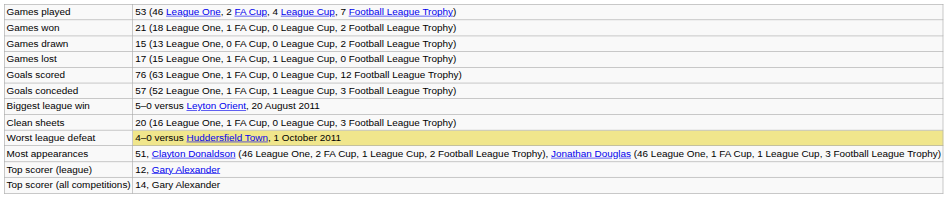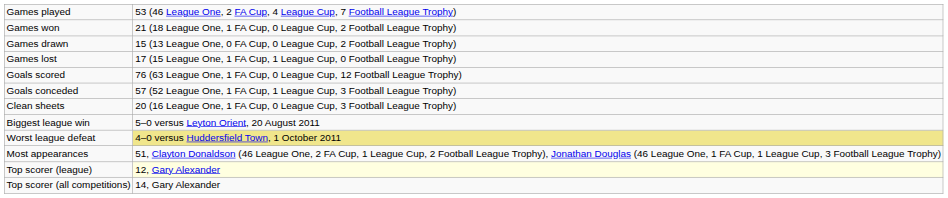rows swapped: (36, 122) <-> (48, 106)
(178, 169) no background -> (178, 169) lightyellow background
